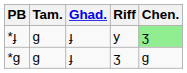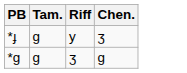- column: (88, 15)
(145, 36) lightgreen background -> (101, 36) no background
